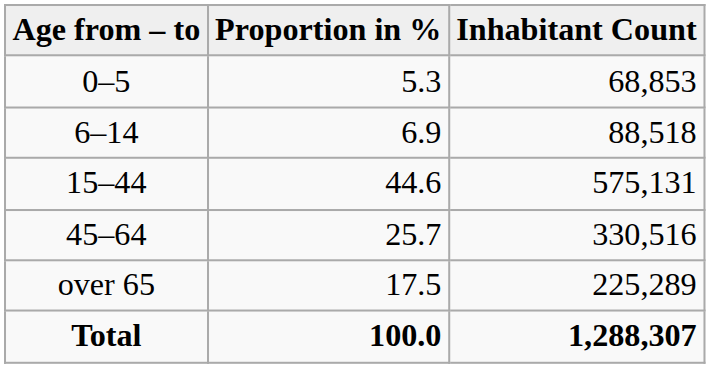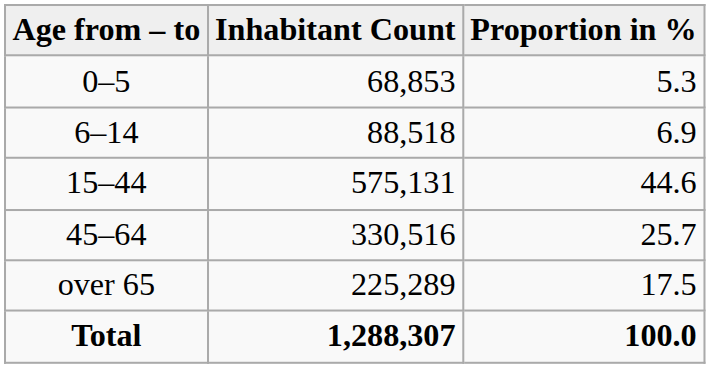columns swapped: (576, 30) <-> (328, 30)
